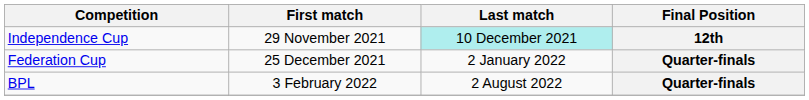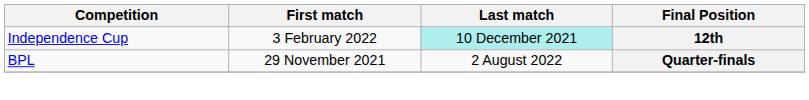(325, 38) 29 November 2021 -> (325, 38) 3 February 2022
- row: (57, 60)
(325, 83) 3 February 2022 -> (325, 60) 29 November 2021
